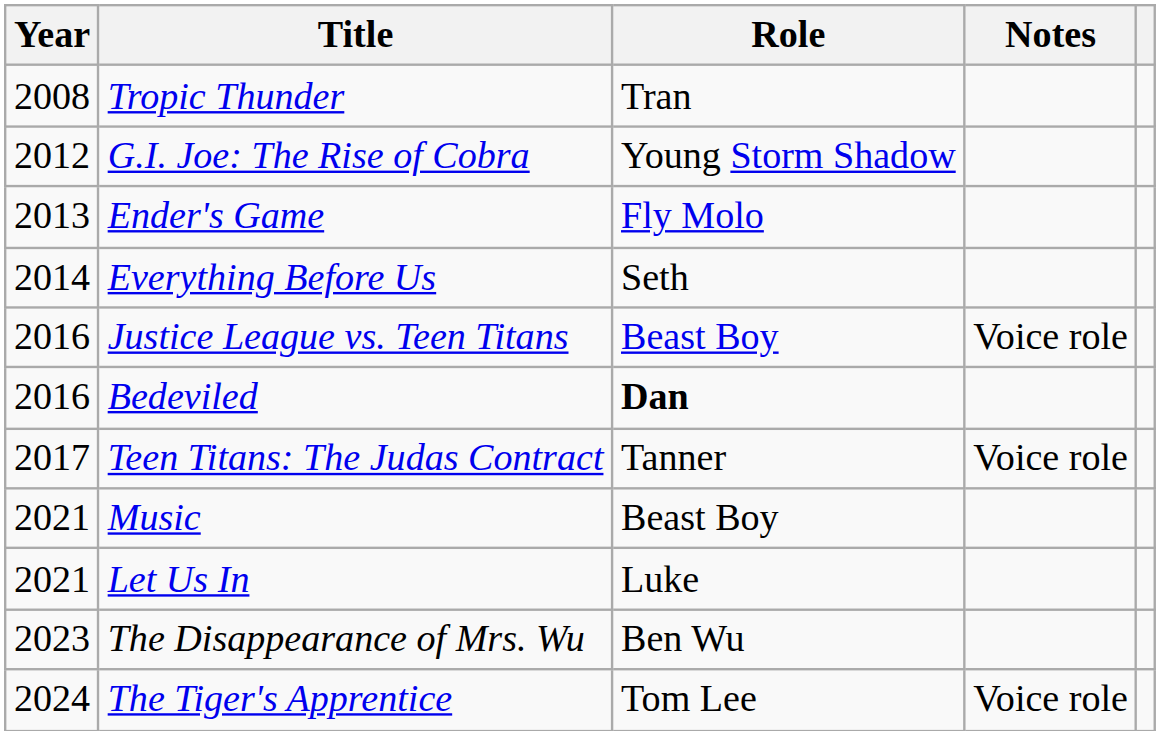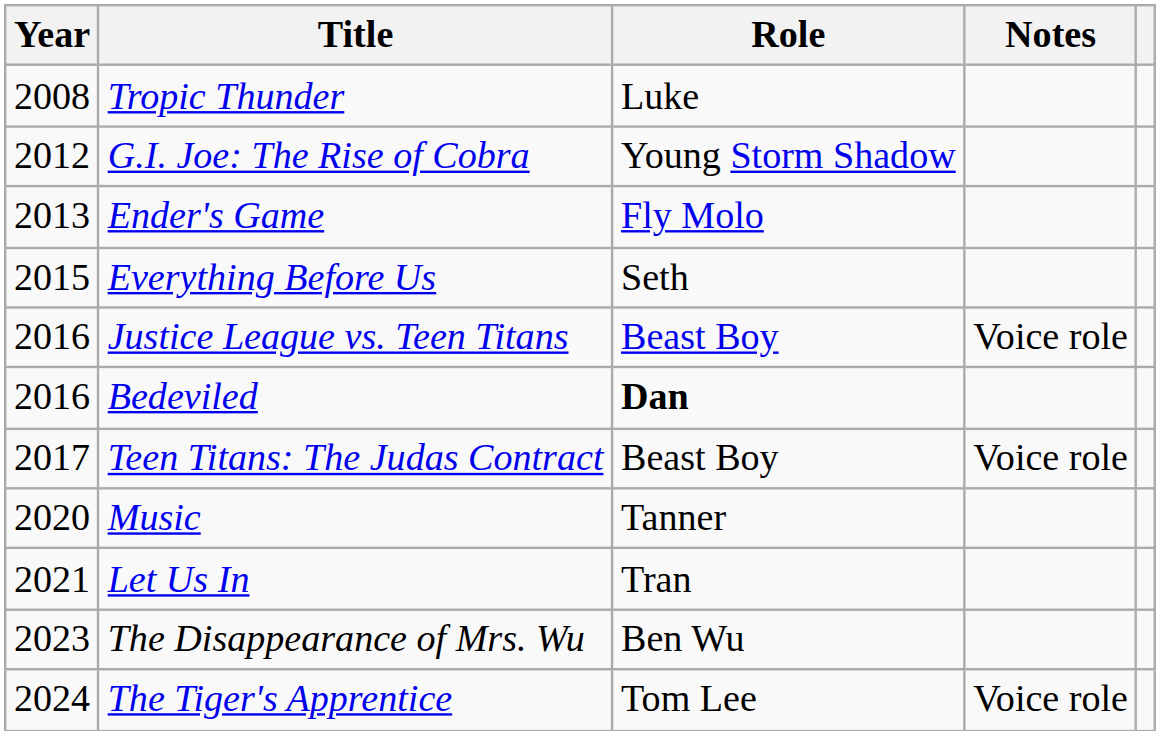(656, 95) Tran -> (660, 95) Luke
(52, 276) 2014 -> (52, 276) 2015
(674, 457) Tanner -> (700, 457) Beast Boy
(52, 517) 2021 -> (52, 517) 2020
(700, 517) Beast Boy -> (674, 517) Tanner
(660, 578) Luke -> (656, 578) Tran
